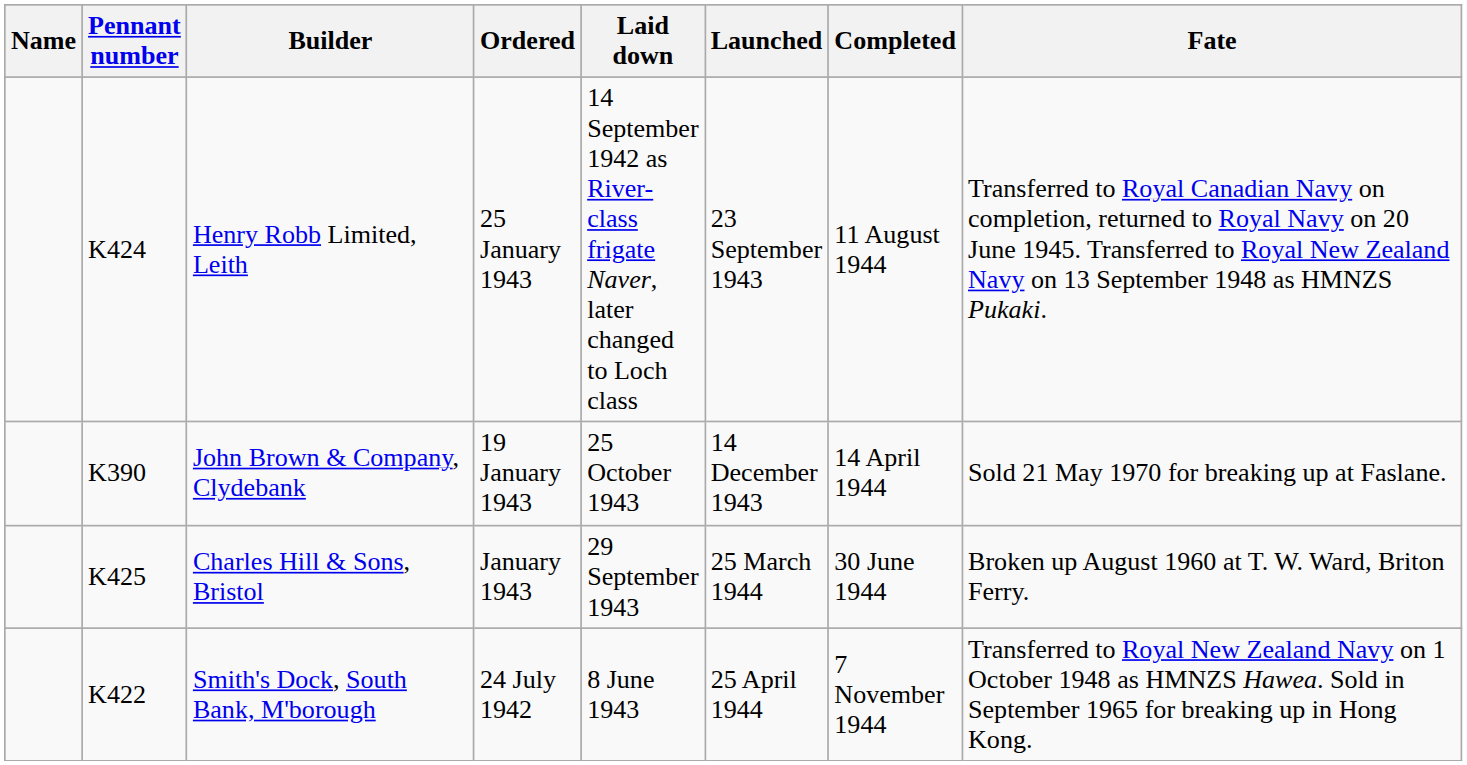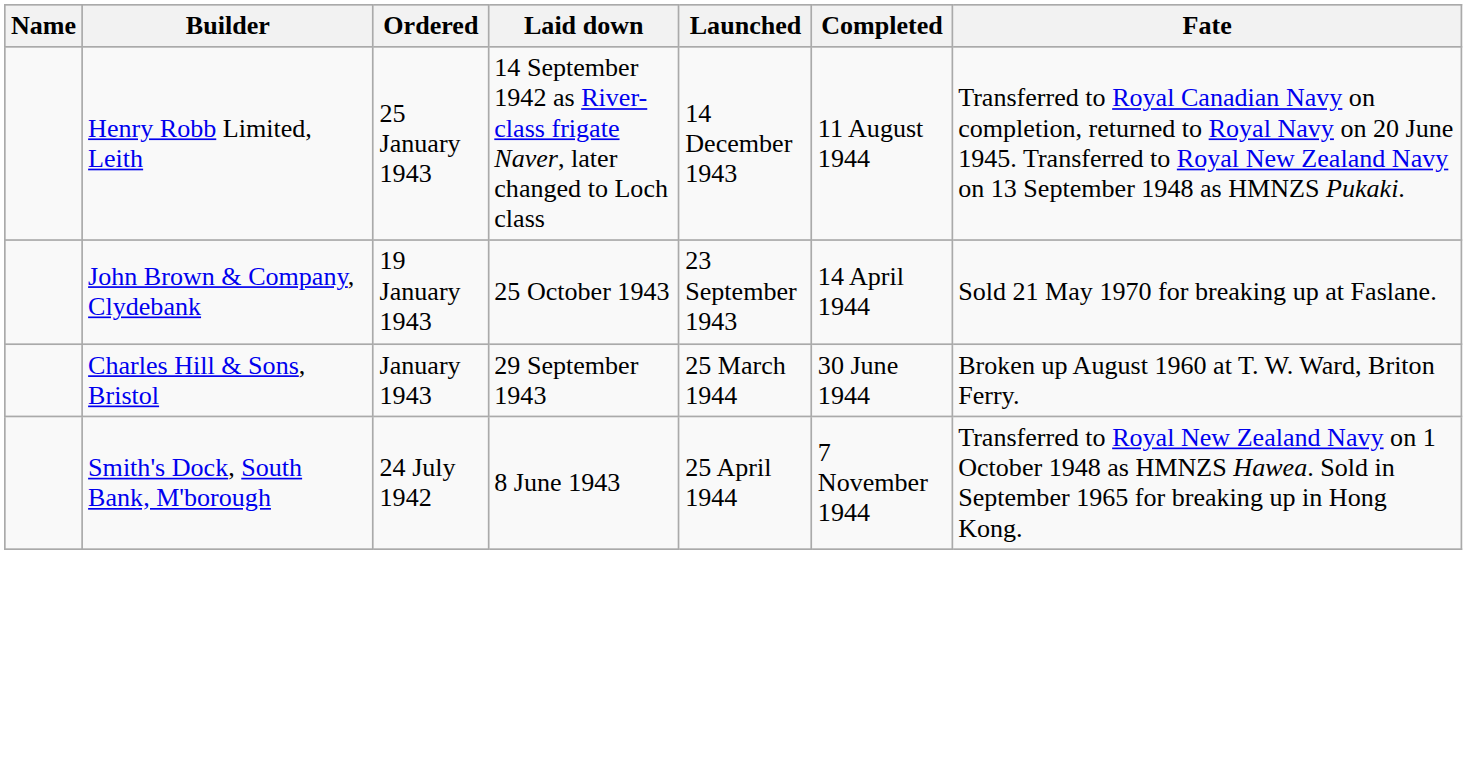- column: (134, 40)
(766, 248) 23 September 1943 -> (739, 143) 14 December 1943
(764, 472) 14 December 1943 -> (741, 291) 23 September 1943
